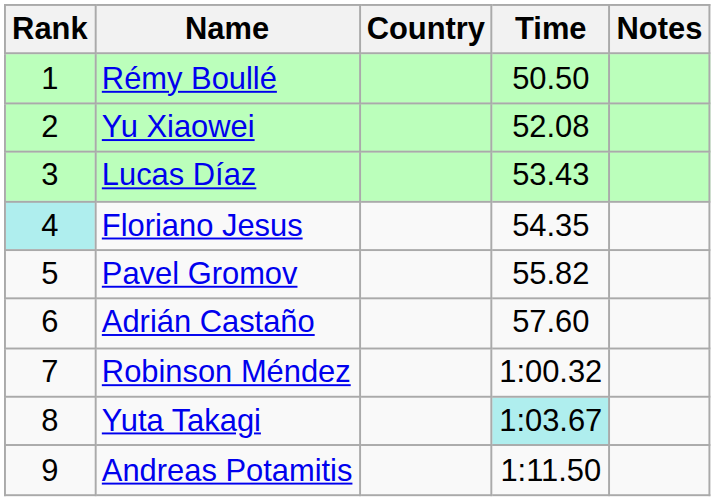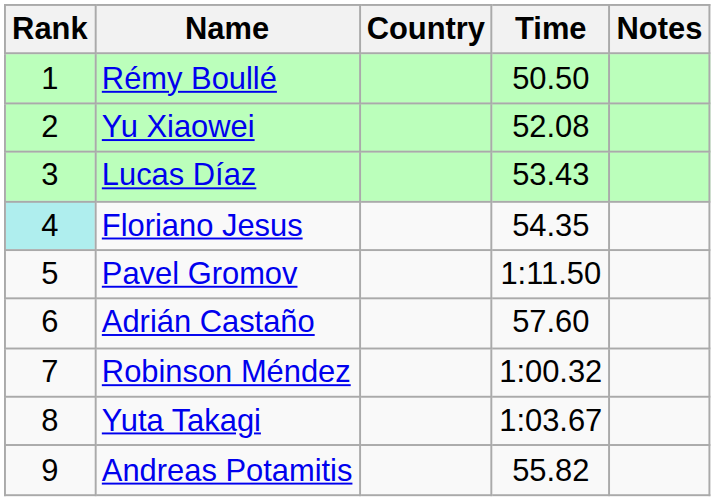(551, 273) 55.82 -> (551, 273) 1:11.50
(551, 420) paleturquoise background -> (551, 420) no background
(551, 469) 1:11.50 -> (551, 469) 55.82
